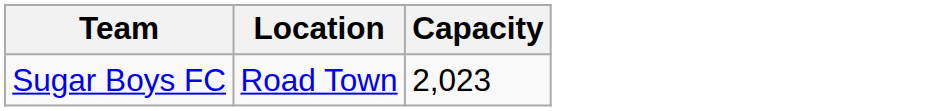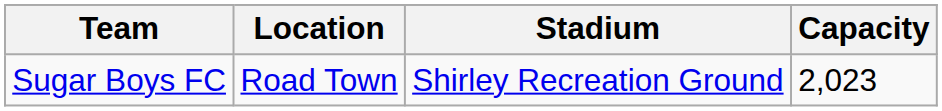+ column: (598, 29)
